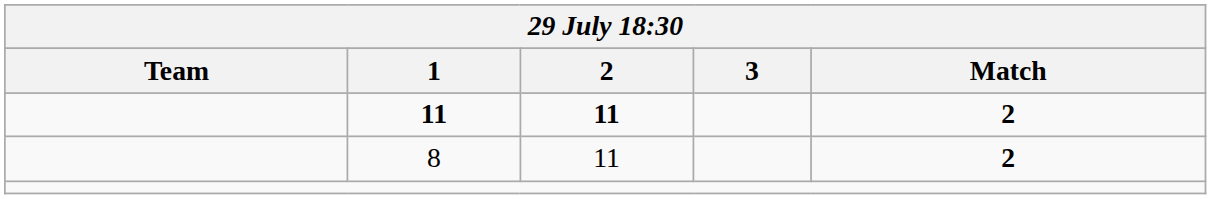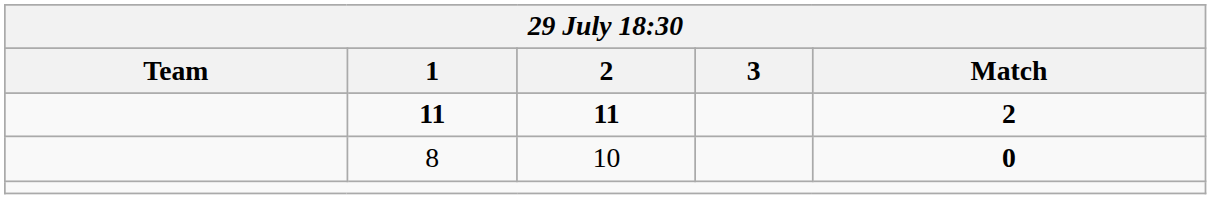(607, 158) 11 -> (607, 158) 10
(1008, 158) 2 -> (1009, 158) 0
